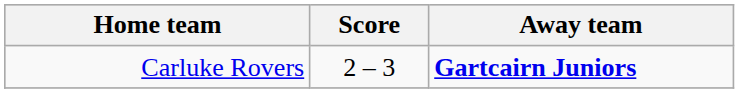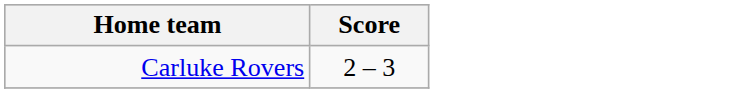- column: (581, 25)
